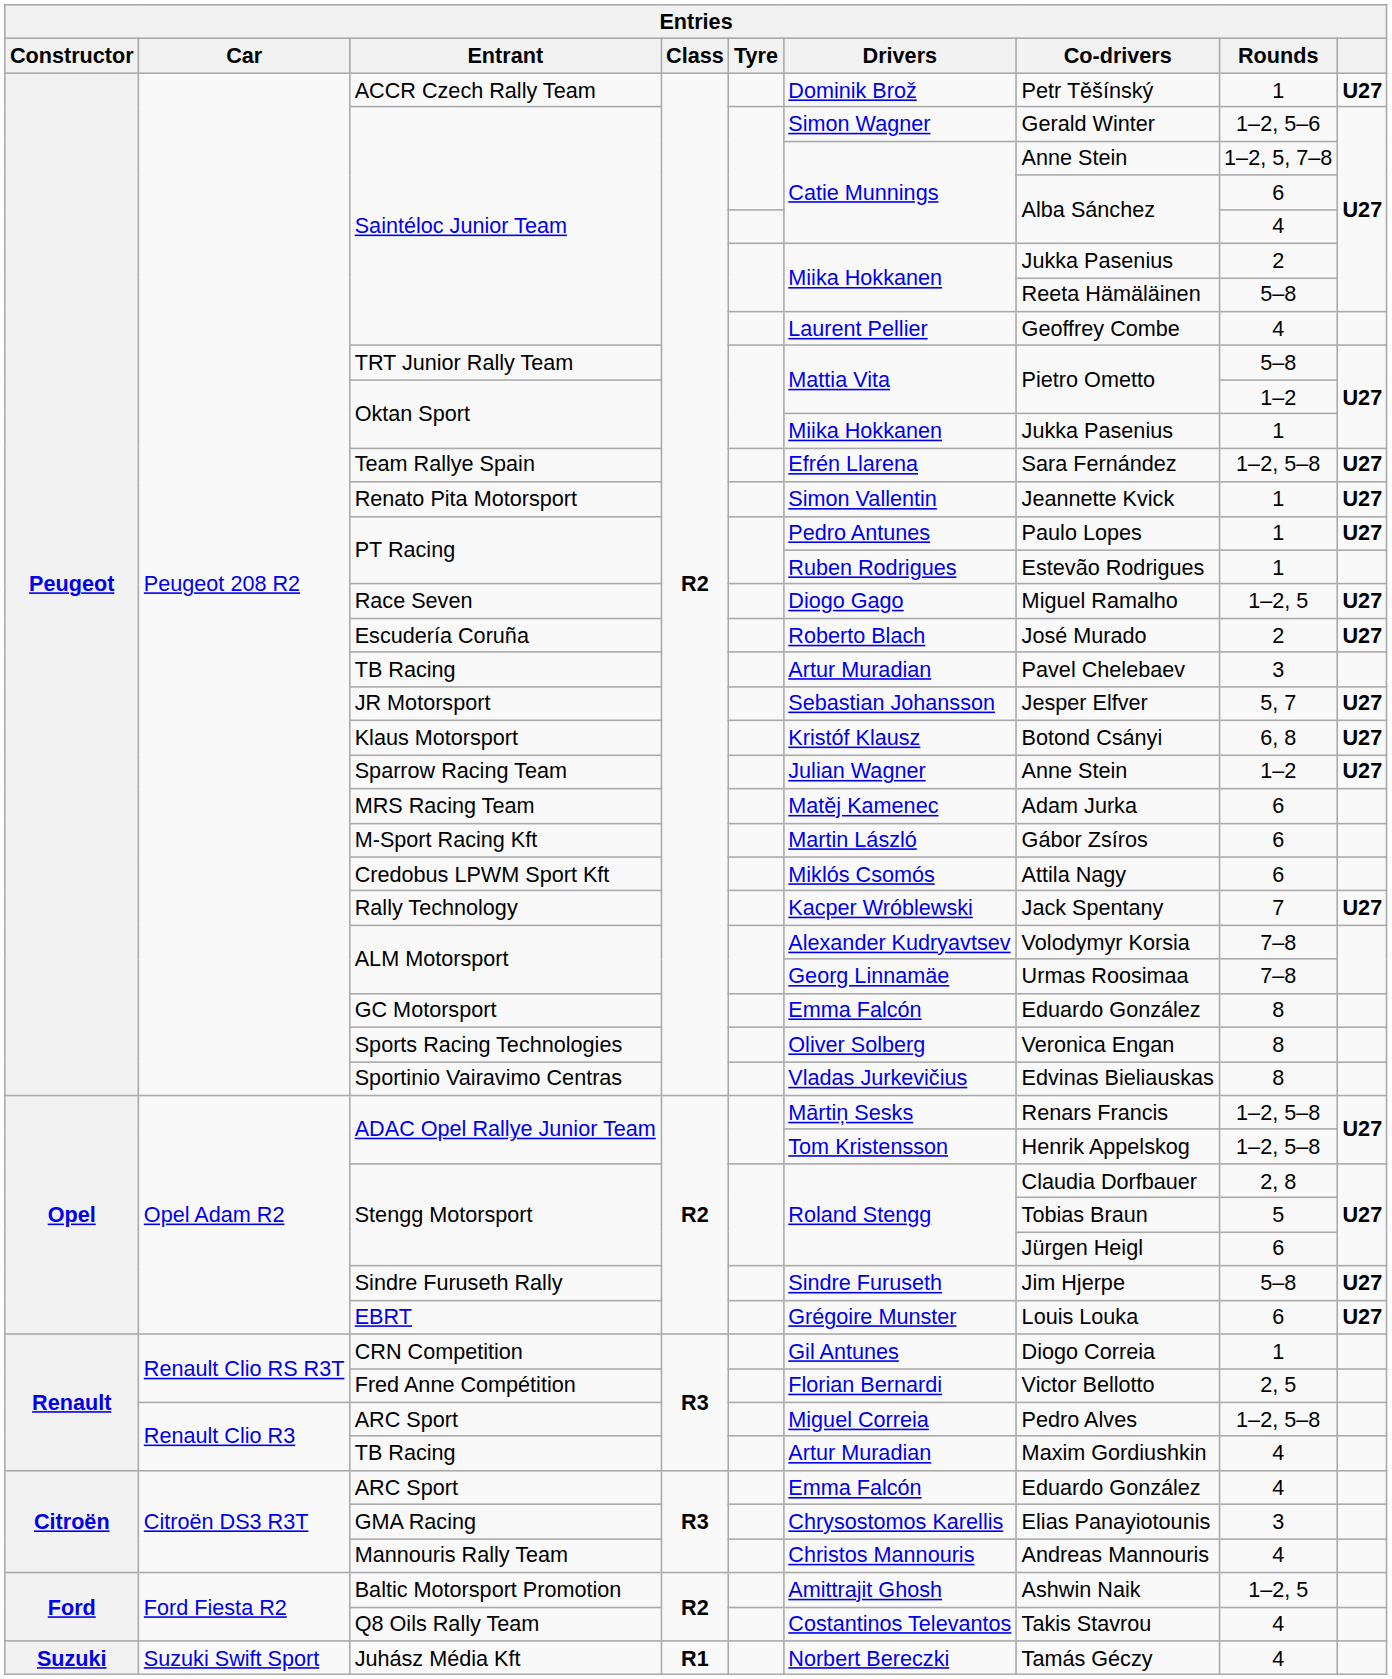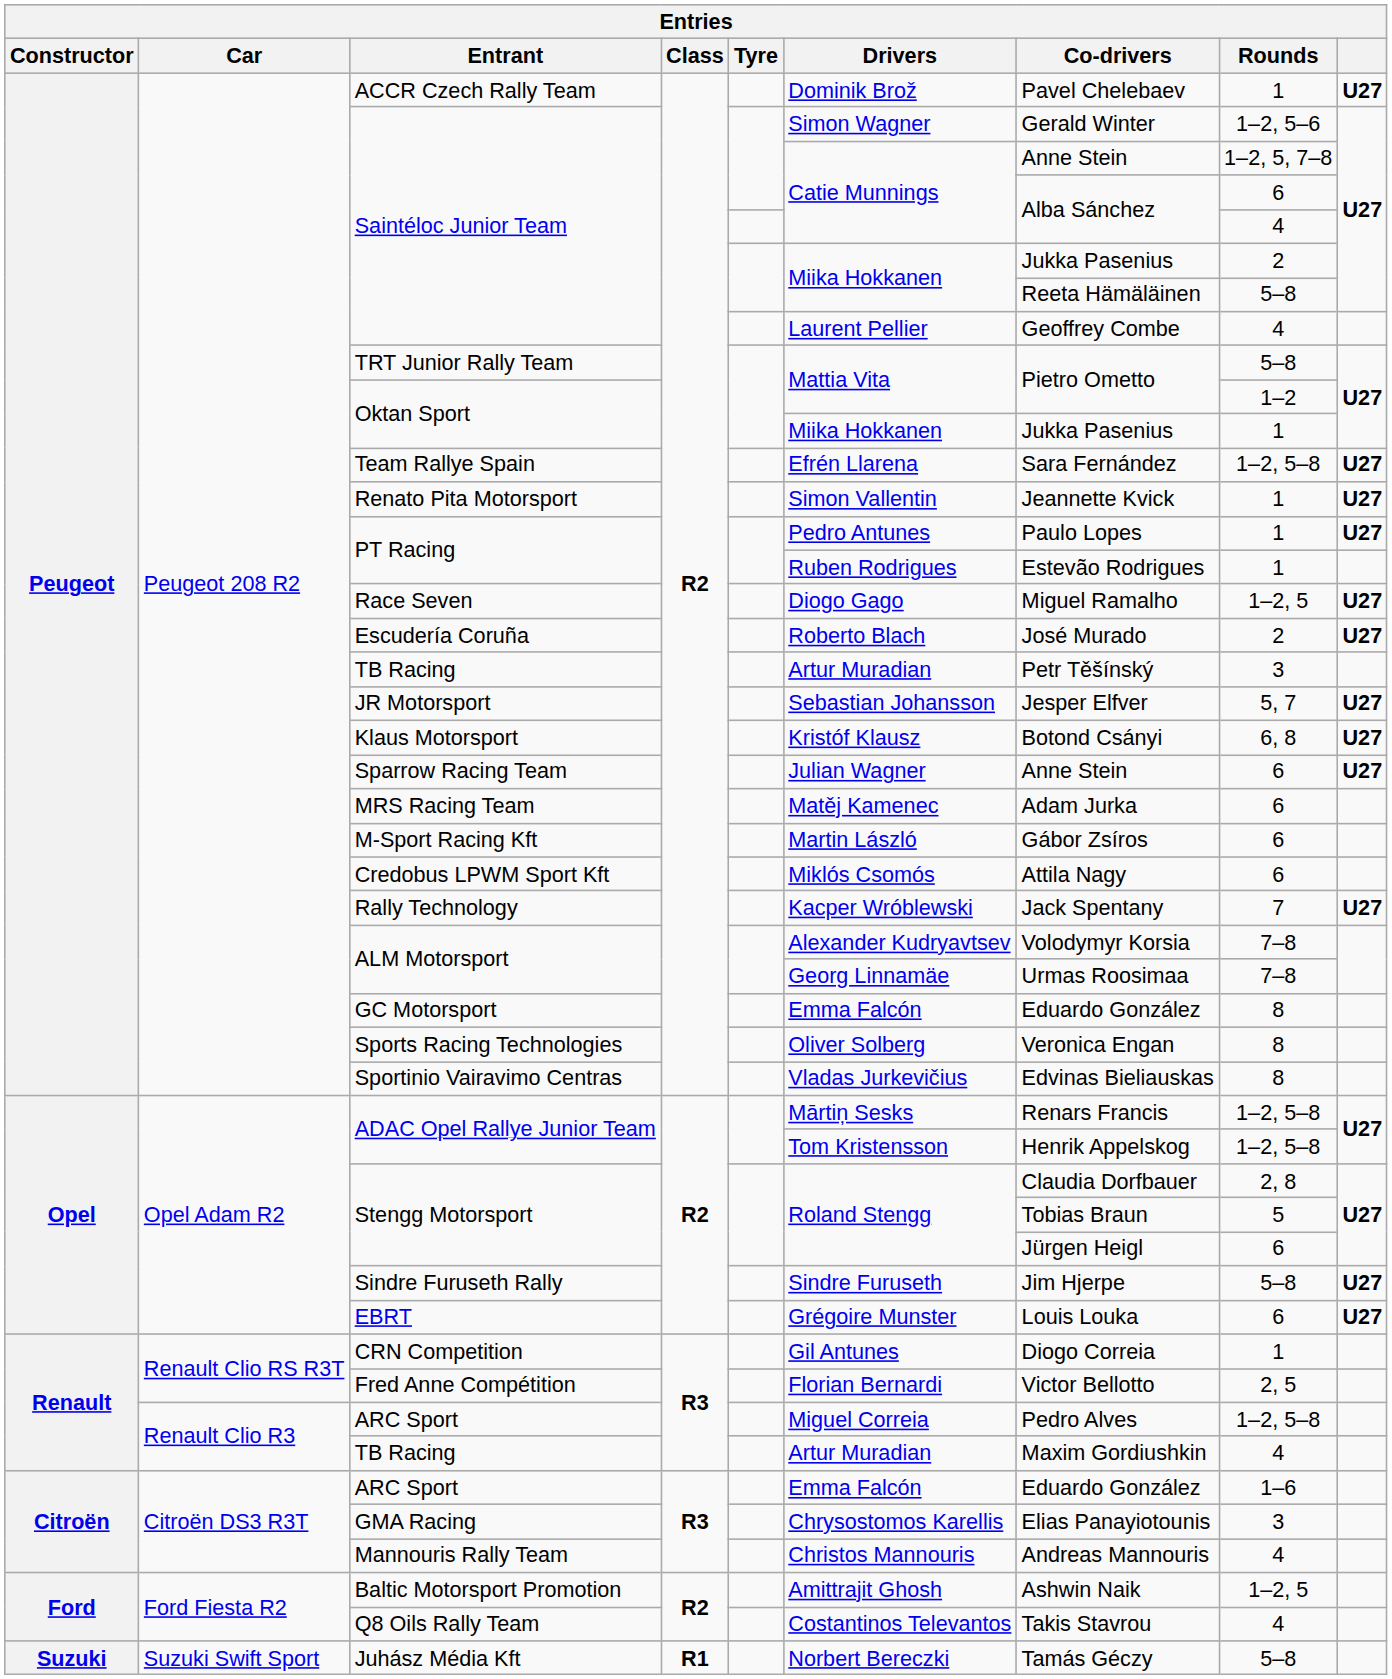(1087, 90) Petr Těšínský -> (1103, 90) Pavel Chelebaev
(1103, 669) Pavel Chelebaev -> (1087, 669) Petr Těšínský
(1278, 771) 1–2 -> (1278, 771) 6
(1278, 1487) 4 -> (1278, 1487) 1–6
(1278, 1658) 4 -> (1278, 1658) 5–8
